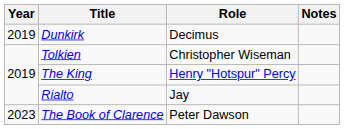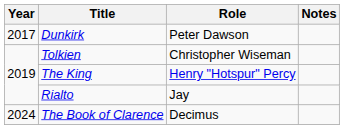(21, 34) 2019 -> (21, 34) 2017
(194, 34) Decimus -> (209, 34) Peter Dawson
(21, 114) 2023 -> (21, 114) 2024
(209, 114) Peter Dawson -> (194, 114) Decimus
